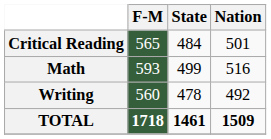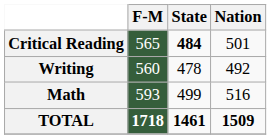(189, 43) normal -> (189, 43) bold
rows swapped: (66, 69) <-> (66, 95)
